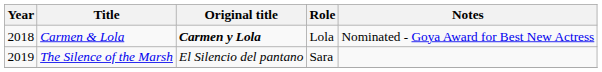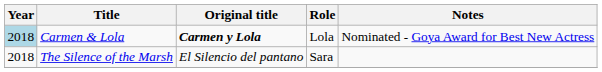(21, 36) no background -> (21, 36) lightblue background
(21, 57) 2019 -> (21, 57) 2018
